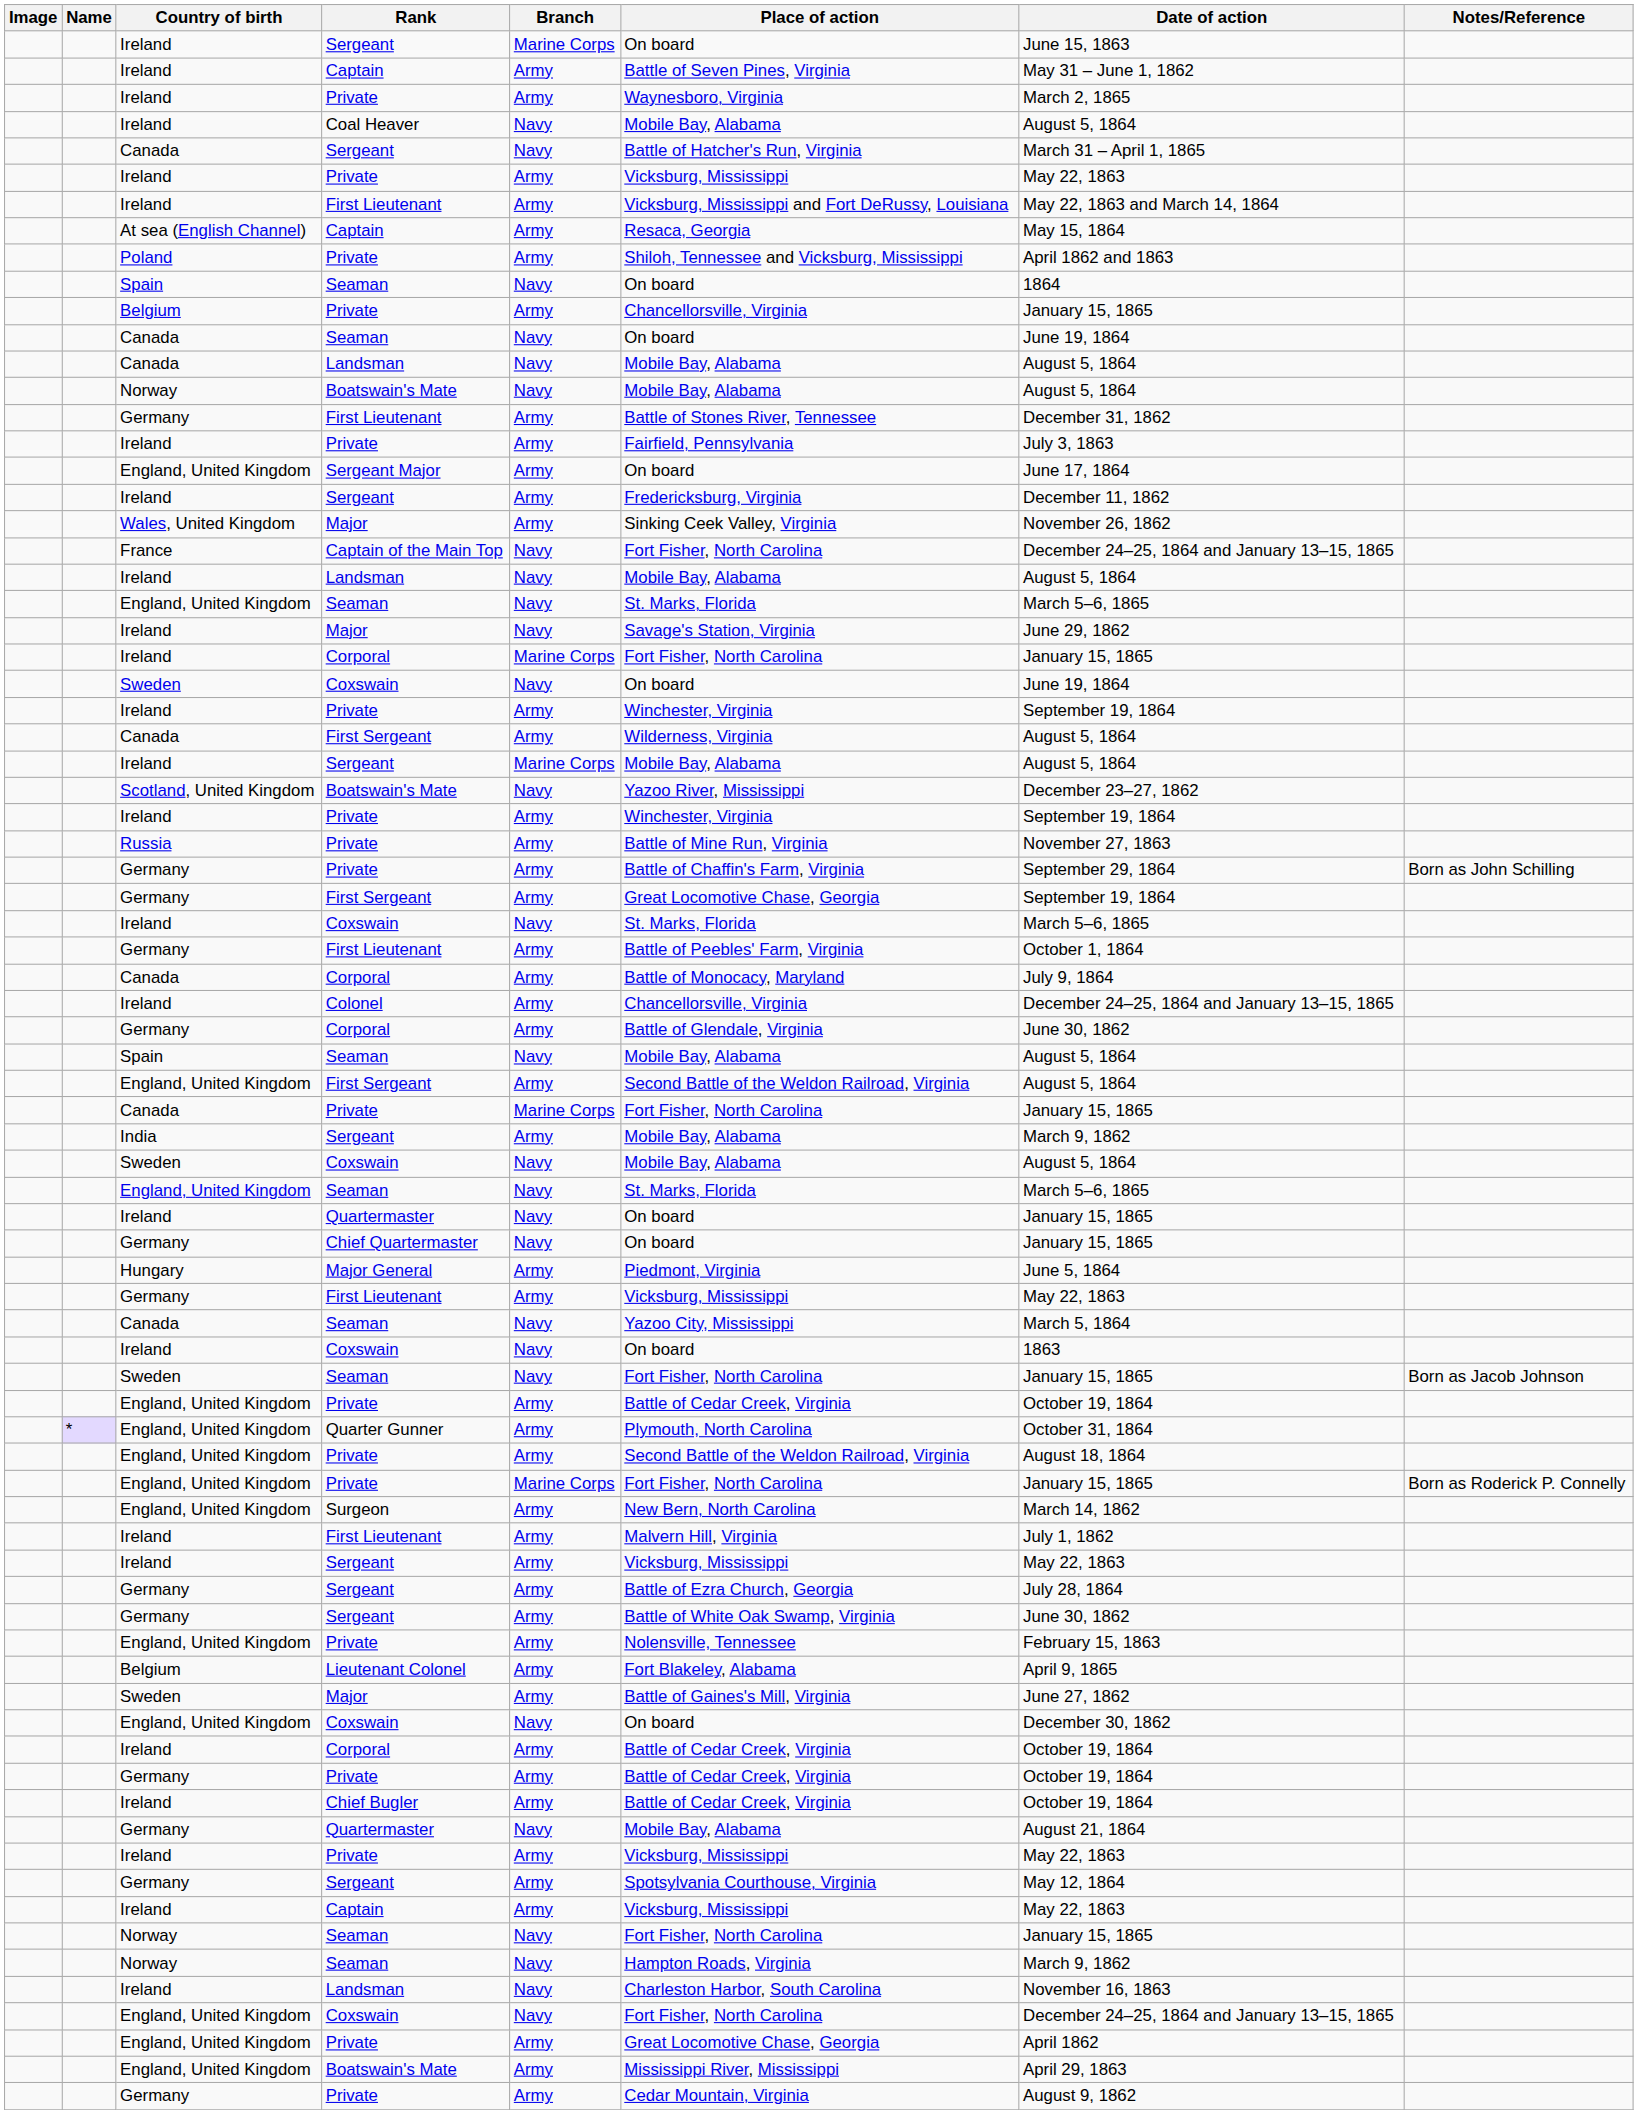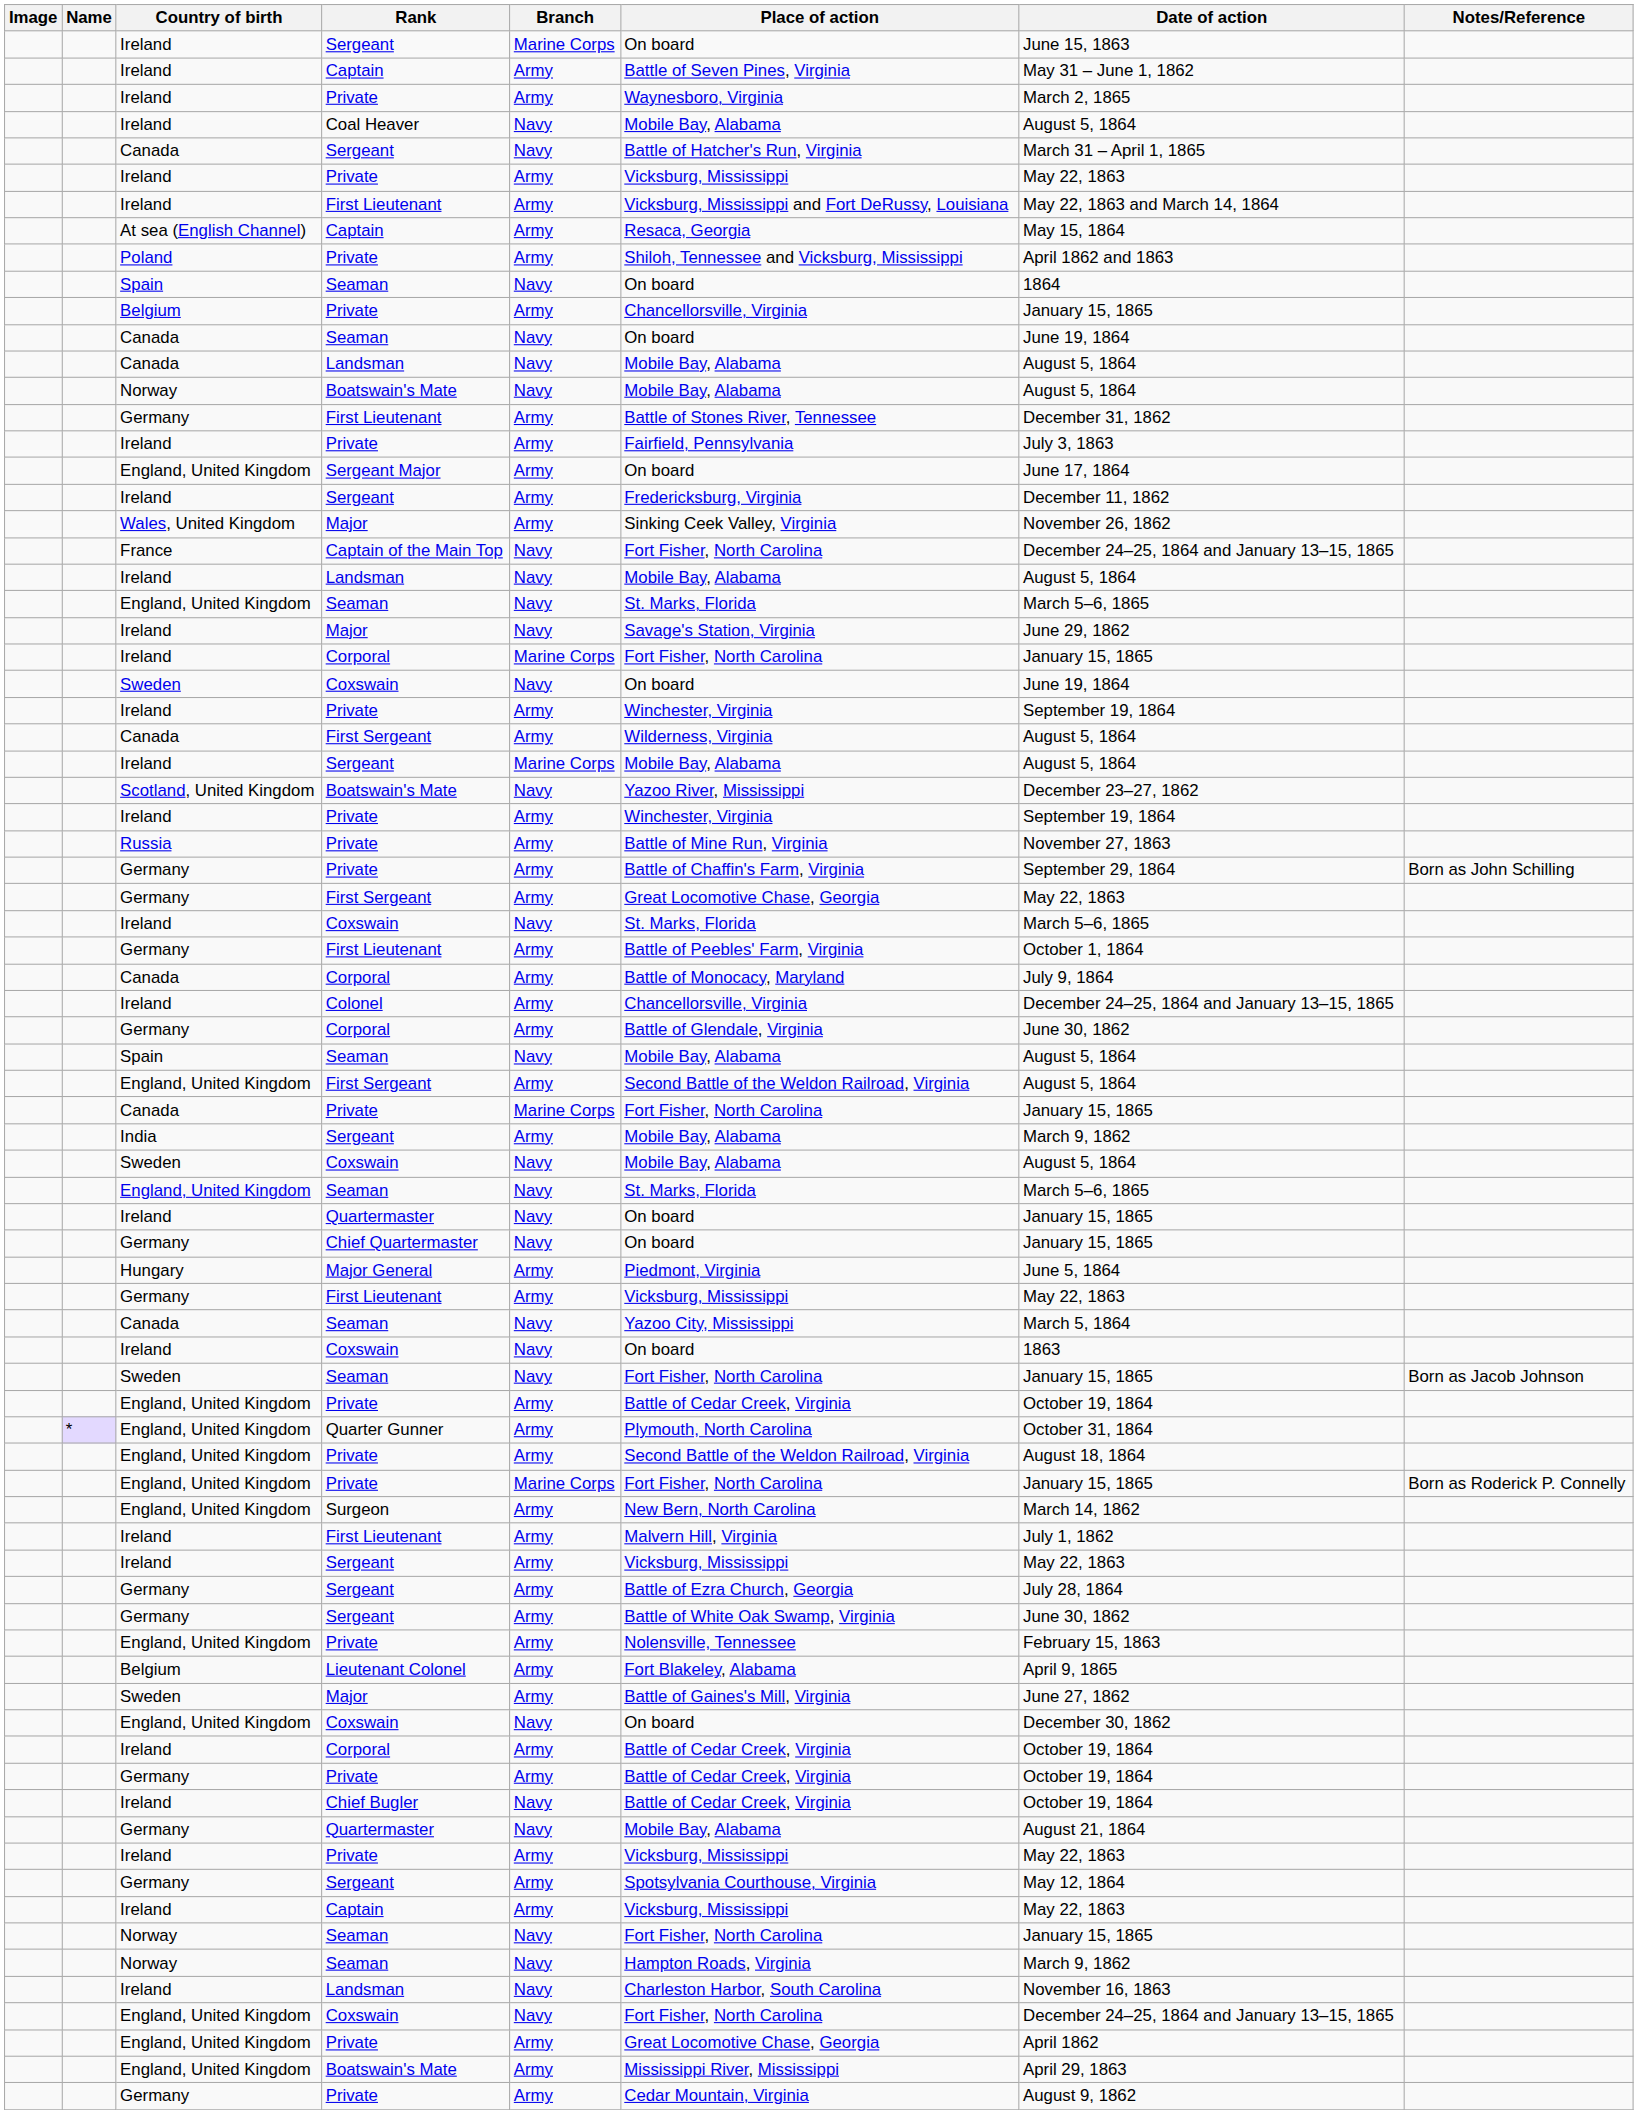(1099, 897) September 19, 1864 -> (1074, 897) May 22, 1863
(533, 1802) Army -> (533, 1802) Navy
